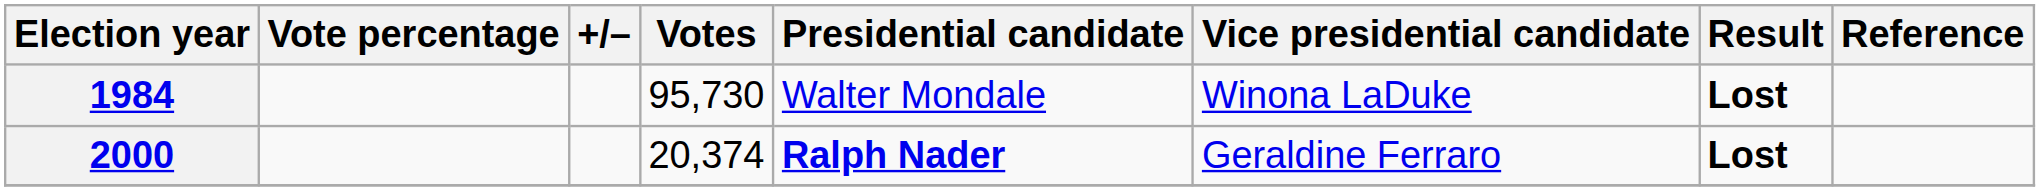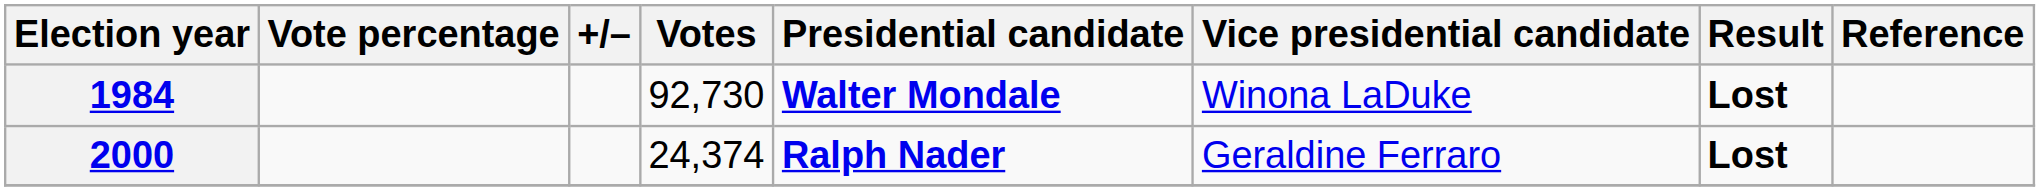(706, 94) 95,730 -> (706, 94) 92,730
(914, 94) normal -> (921, 94) bold
(706, 154) 20,374 -> (706, 154) 24,374
